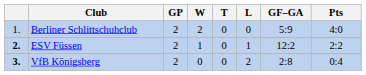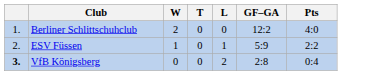- column: (176, 12)
(286, 29) 5:9 -> (261, 29) 12:2
(16, 45) bold -> (16, 45) normal
(286, 45) 12:2 -> (261, 45) 5:9
